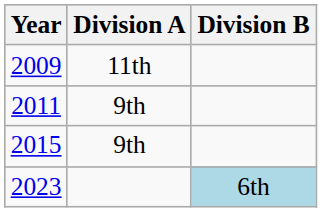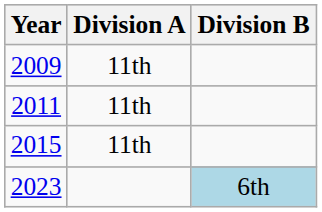(129, 105) 9th -> (129, 105) 11th
(129, 145) 9th -> (129, 145) 11th
